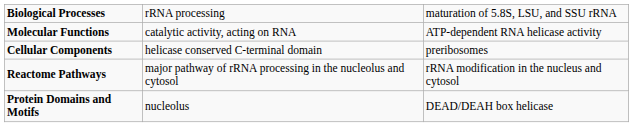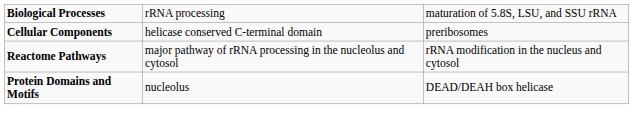- row: (58, 31)
